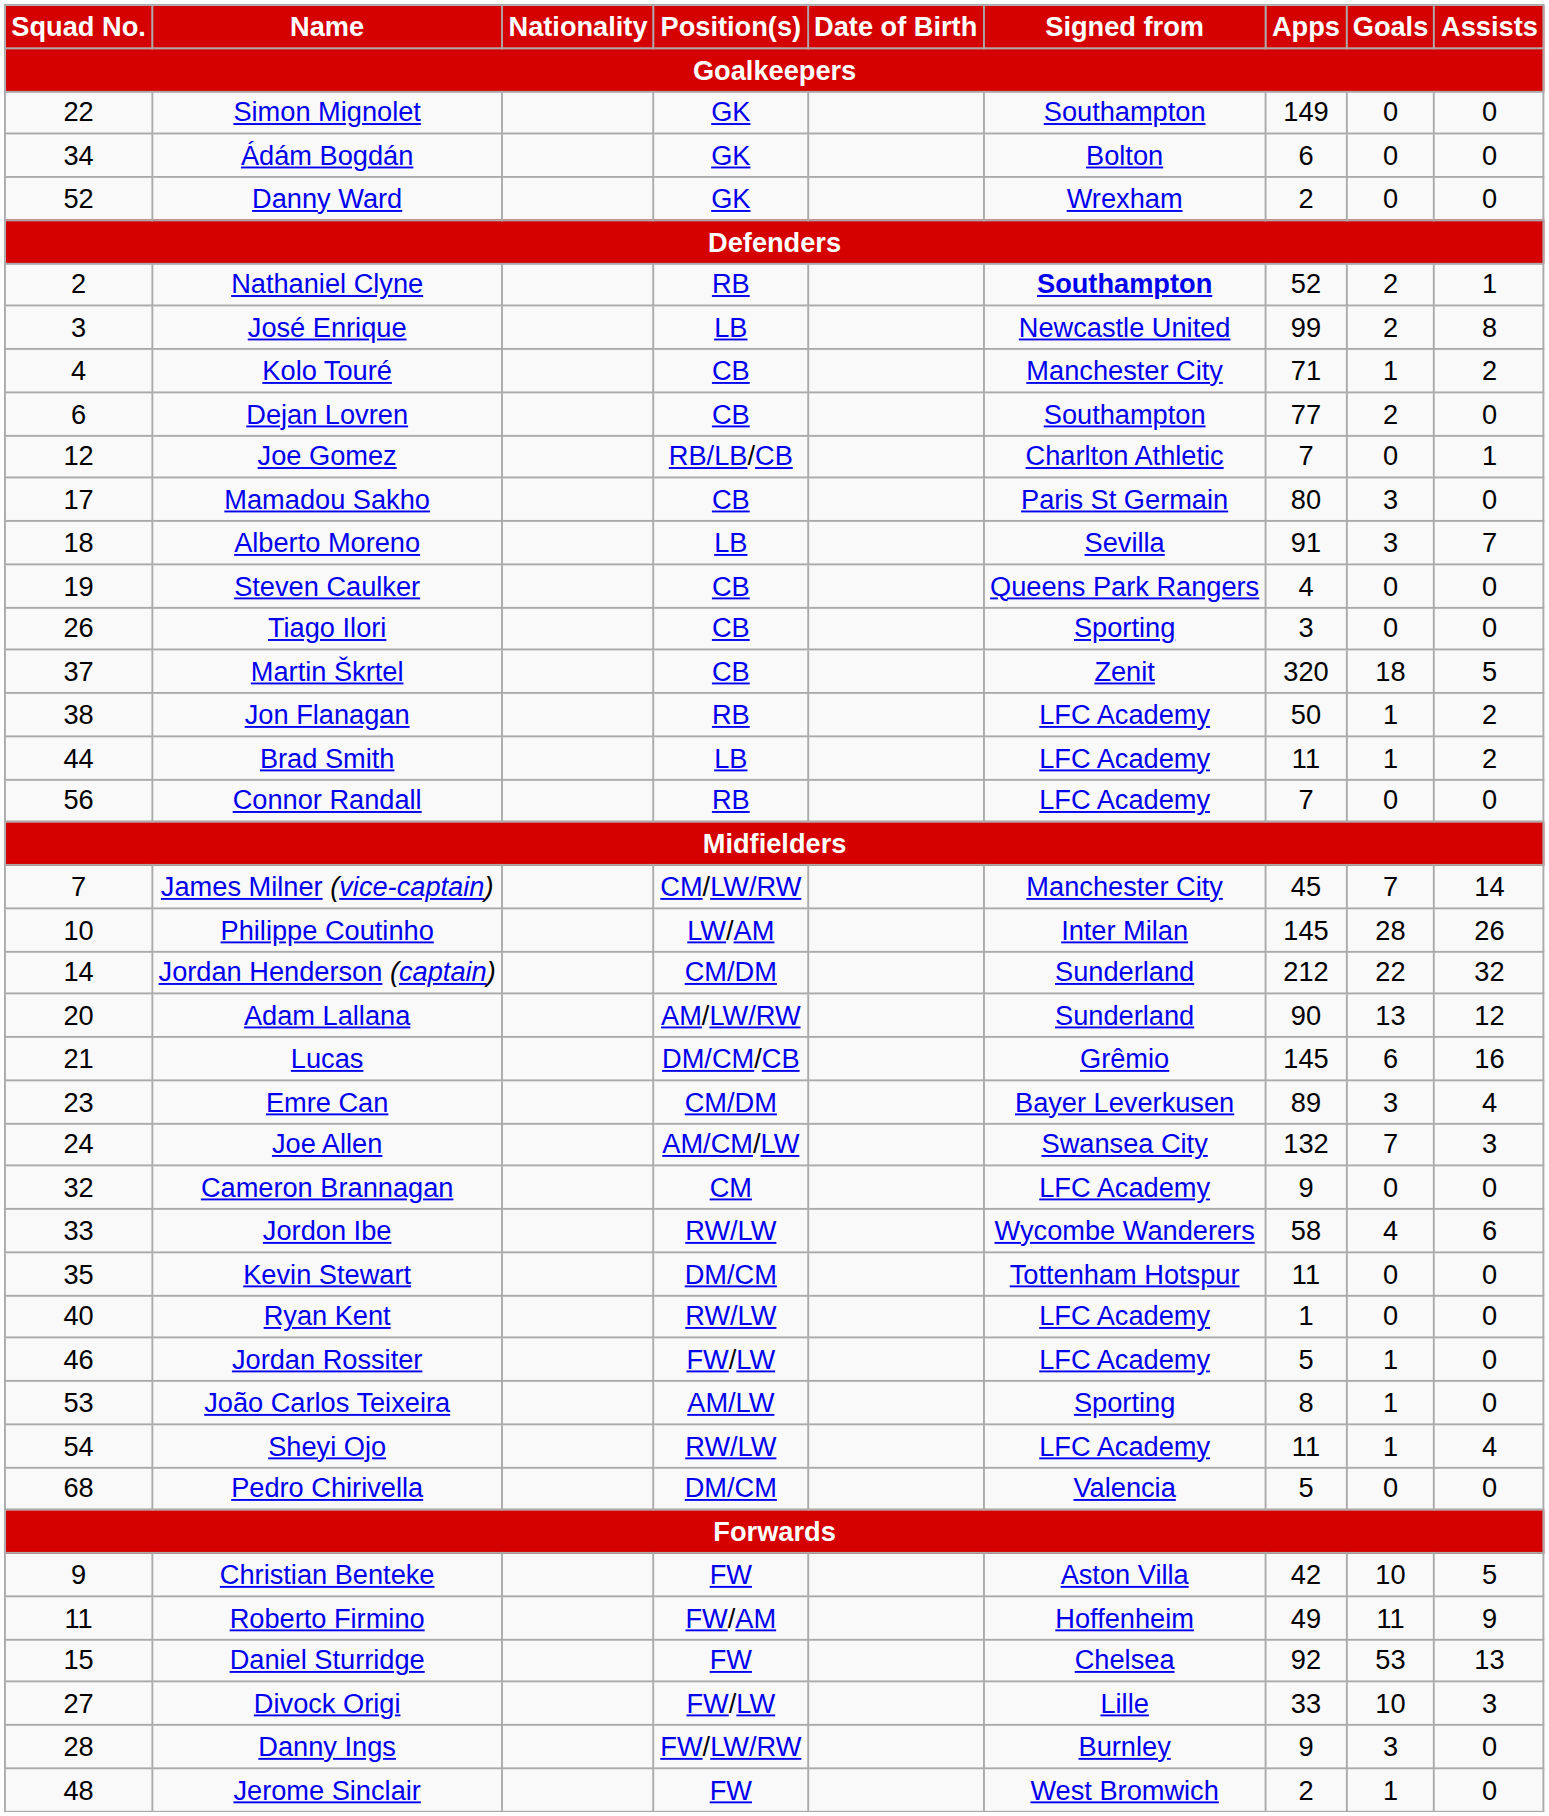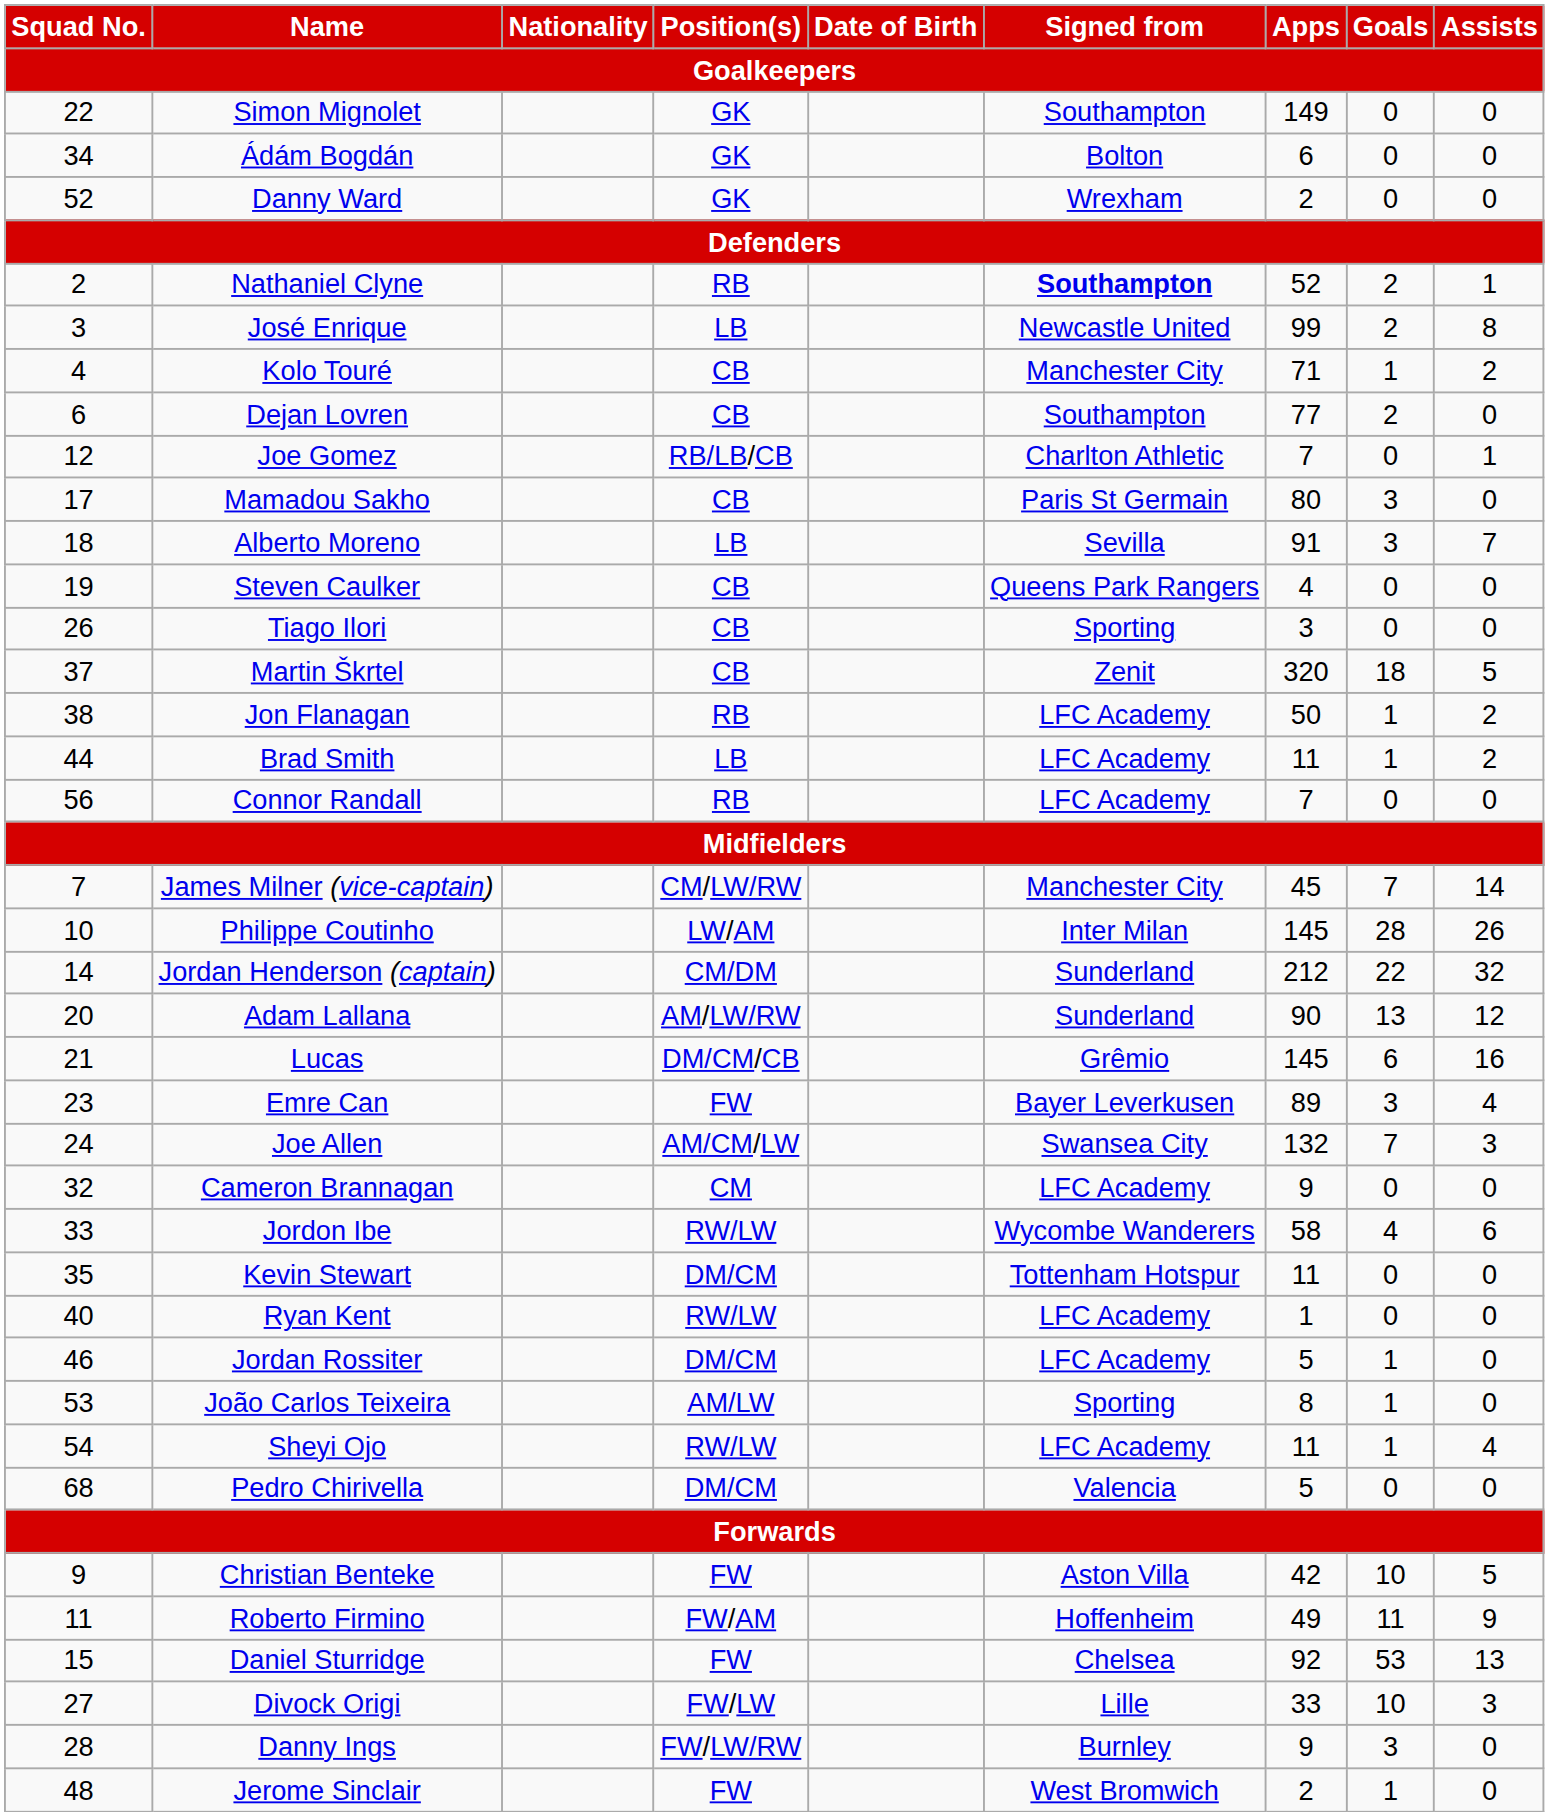(731, 1102) CM/DM -> (731, 1102) FW
(731, 1360) FW/LW -> (731, 1360) DM/CM
